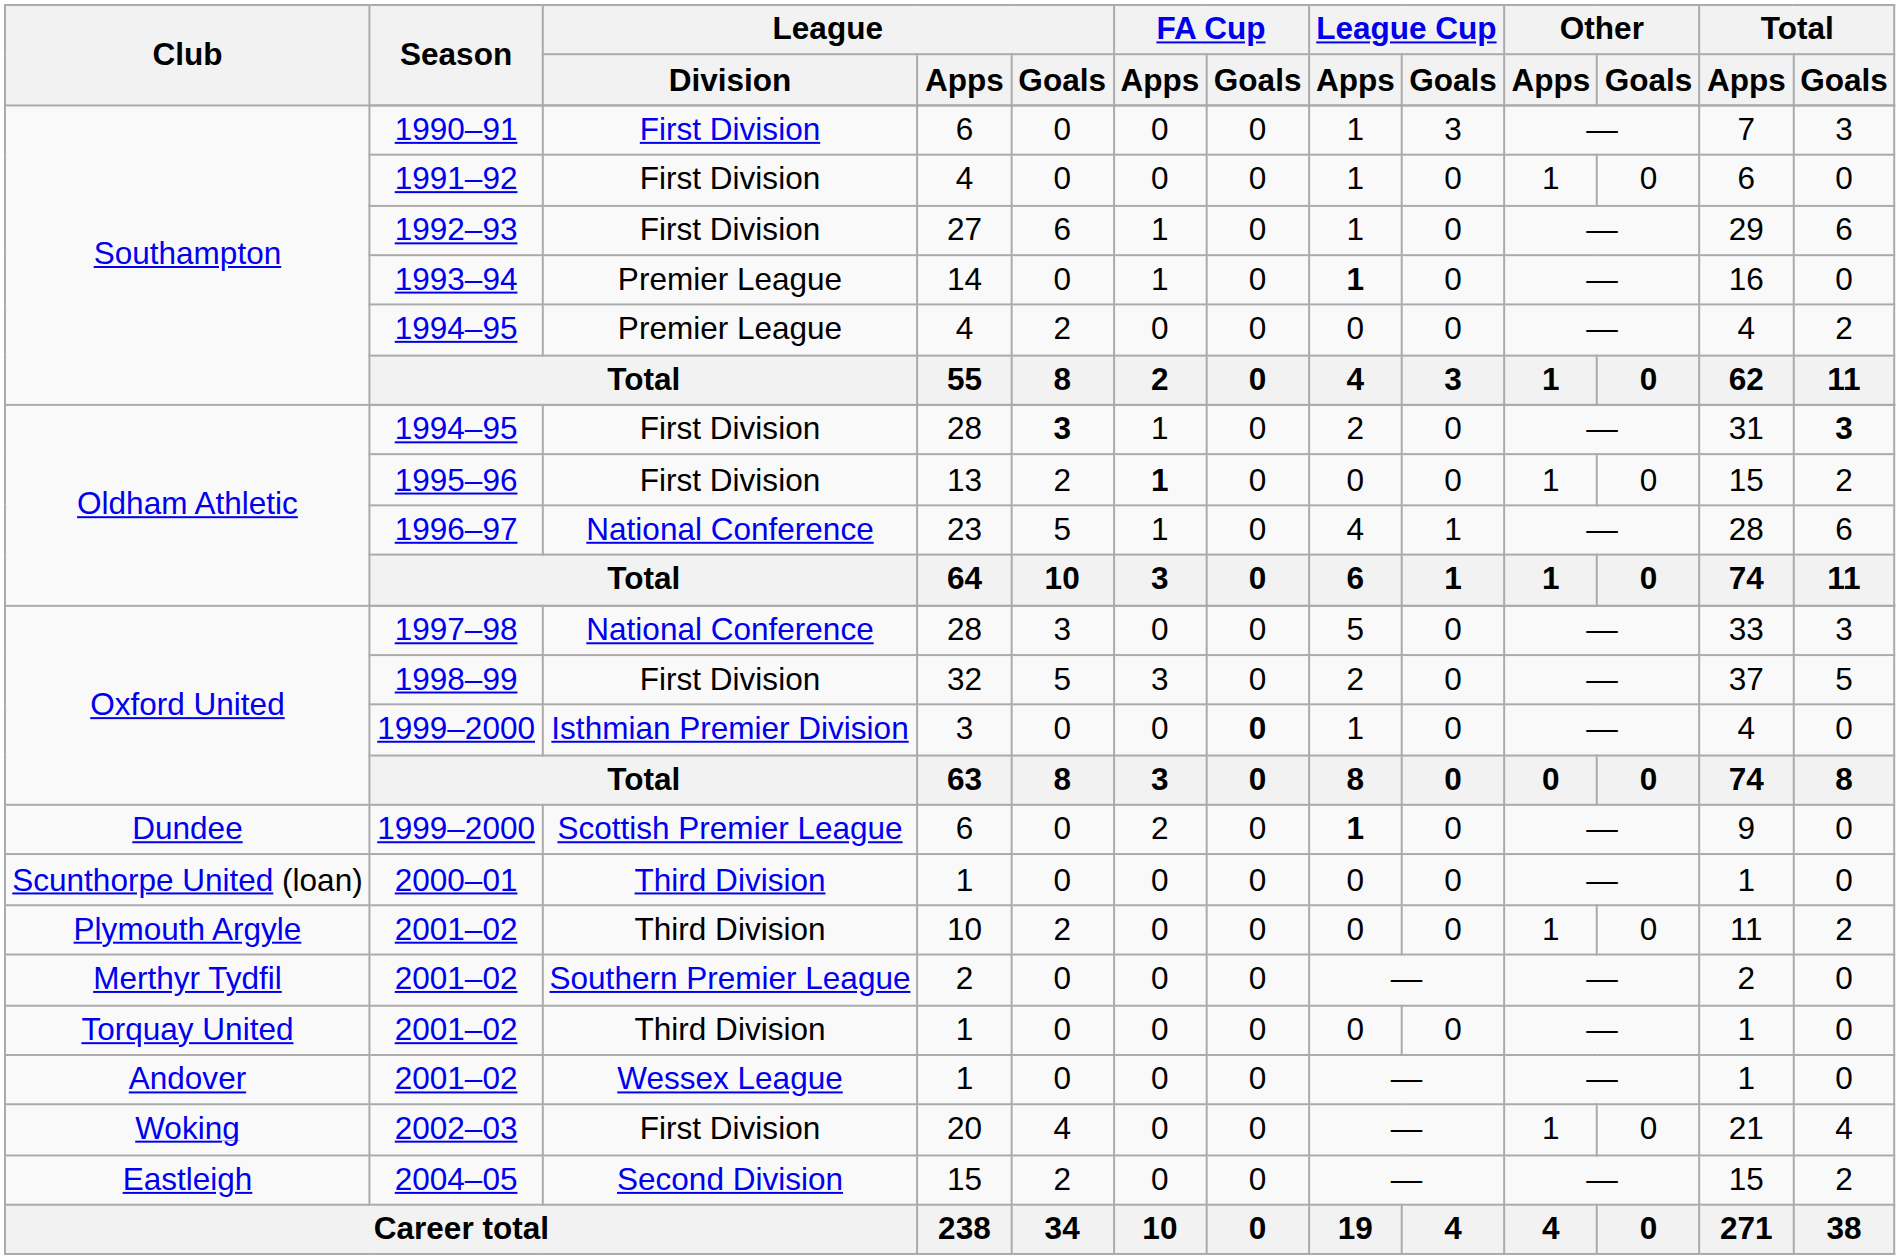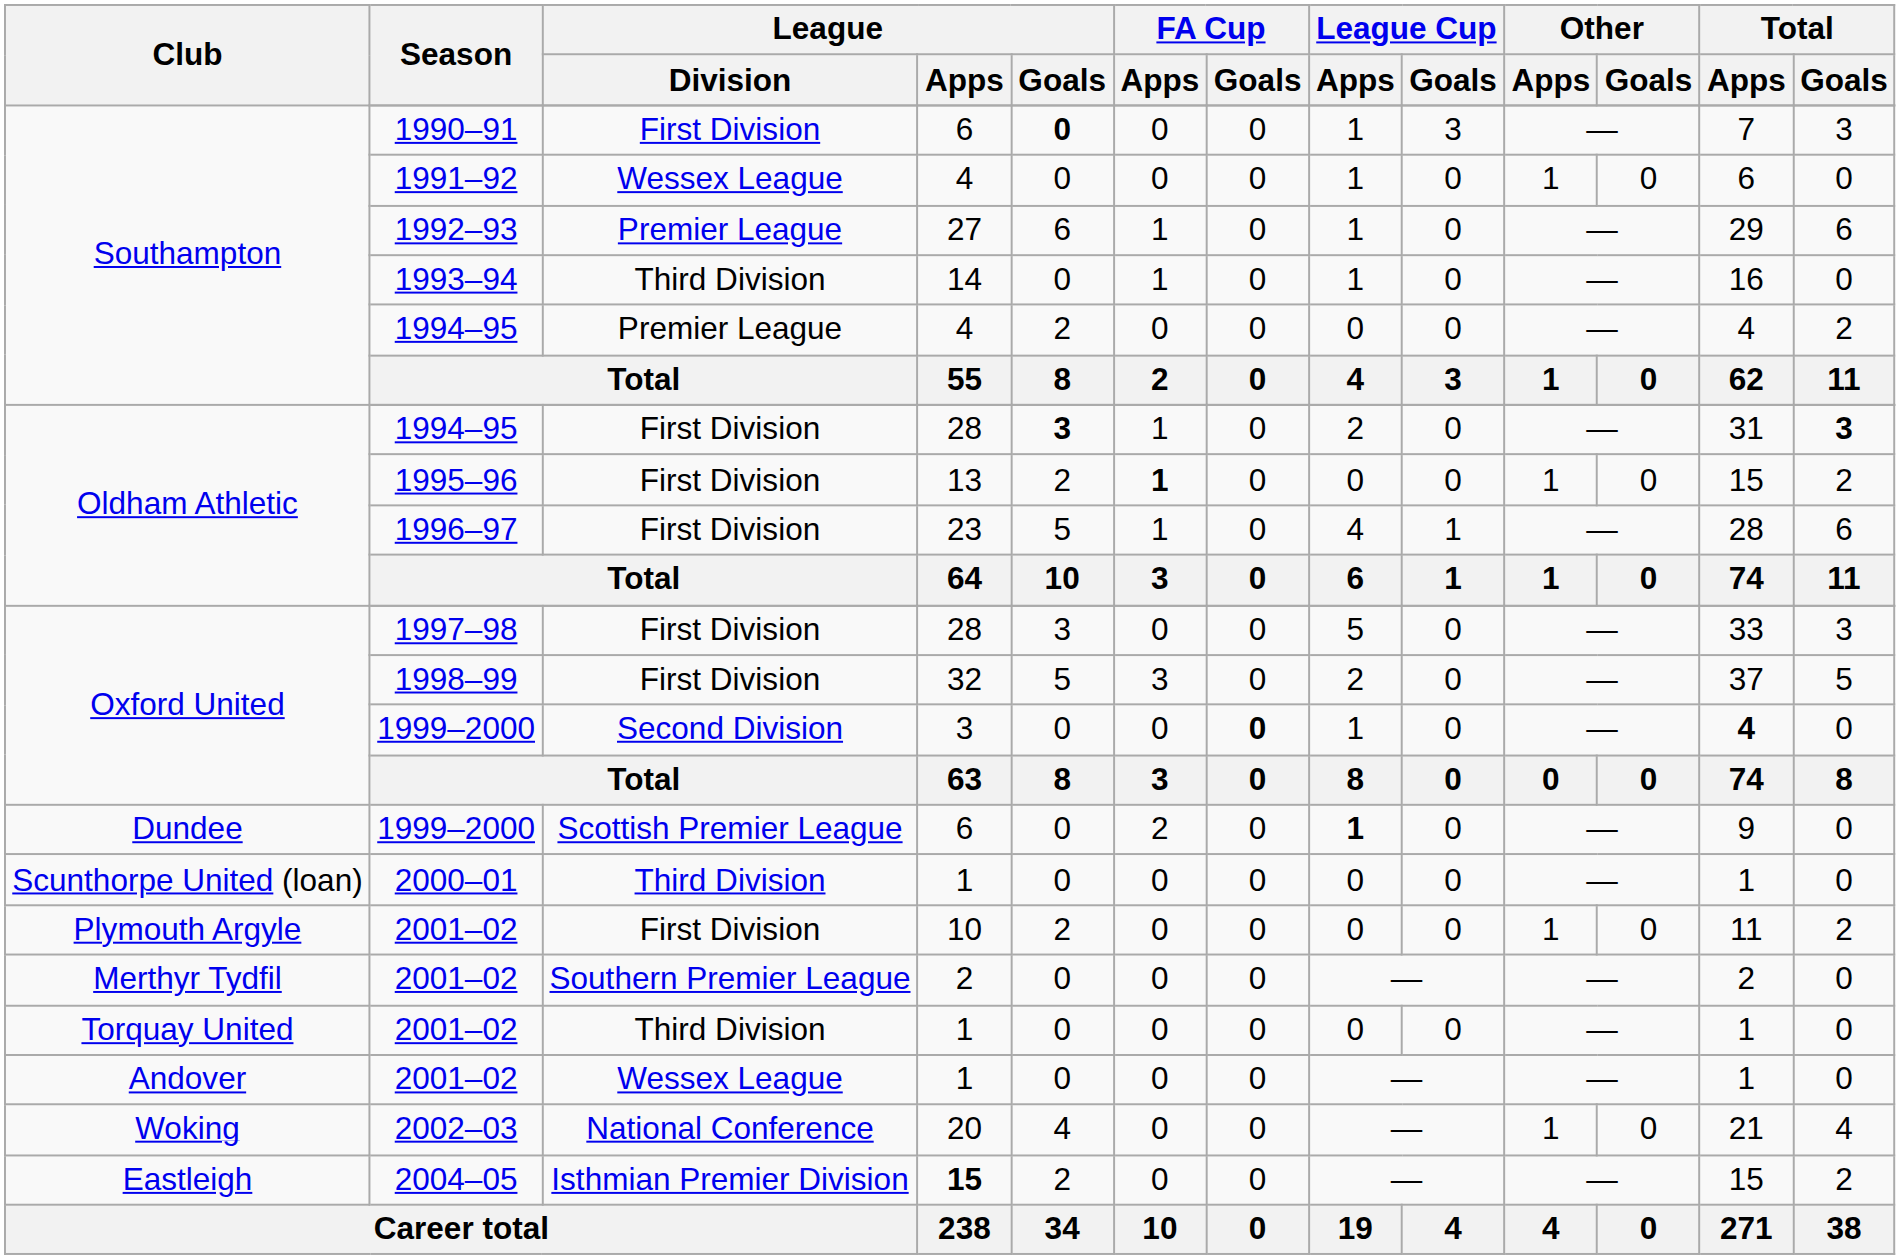(1062, 129) normal -> (1062, 129) bold
(730, 179) First Division -> (730, 179) Wessex League
(730, 229) First Division -> (730, 229) Premier League
(730, 279) Premier League -> (730, 279) Third Division
(1355, 279) bold -> (1355, 279) normal
(730, 529) National Conference -> (730, 529) First Division
(730, 629) National Conference -> (730, 629) First Division
(730, 729) Isthmian Premier Division -> (730, 729) Second Division
(1746, 729) normal -> (1746, 729) bold
(730, 929) Third Division -> (730, 929) First Division
(730, 1129) First Division -> (730, 1129) National Conference
(730, 1179) Second Division -> (730, 1179) Isthmian Premier Division
(964, 1179) normal -> (964, 1179) bold
